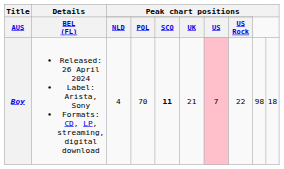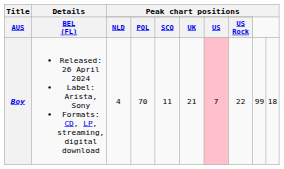(167, 101) bold -> (167, 101) normal
(259, 101) 98 -> (259, 101) 99
